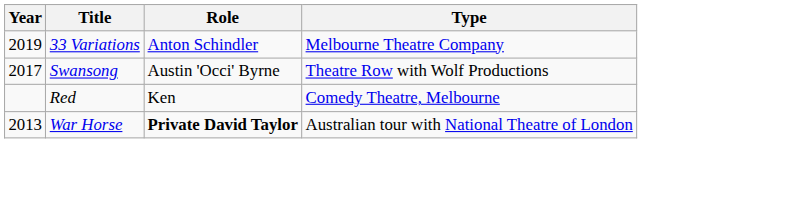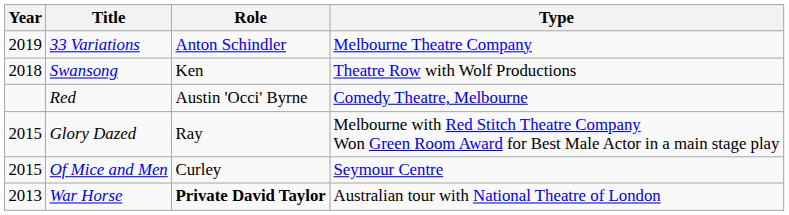(25, 71) 2017 -> (25, 71) 2018
(214, 71) Austin 'Occi' Byrne -> (190, 71) Ken
(162, 97) Ken -> (242, 97) Austin 'Occi' Byrne
+ row: (93, 133)
+ row: (109, 169)
